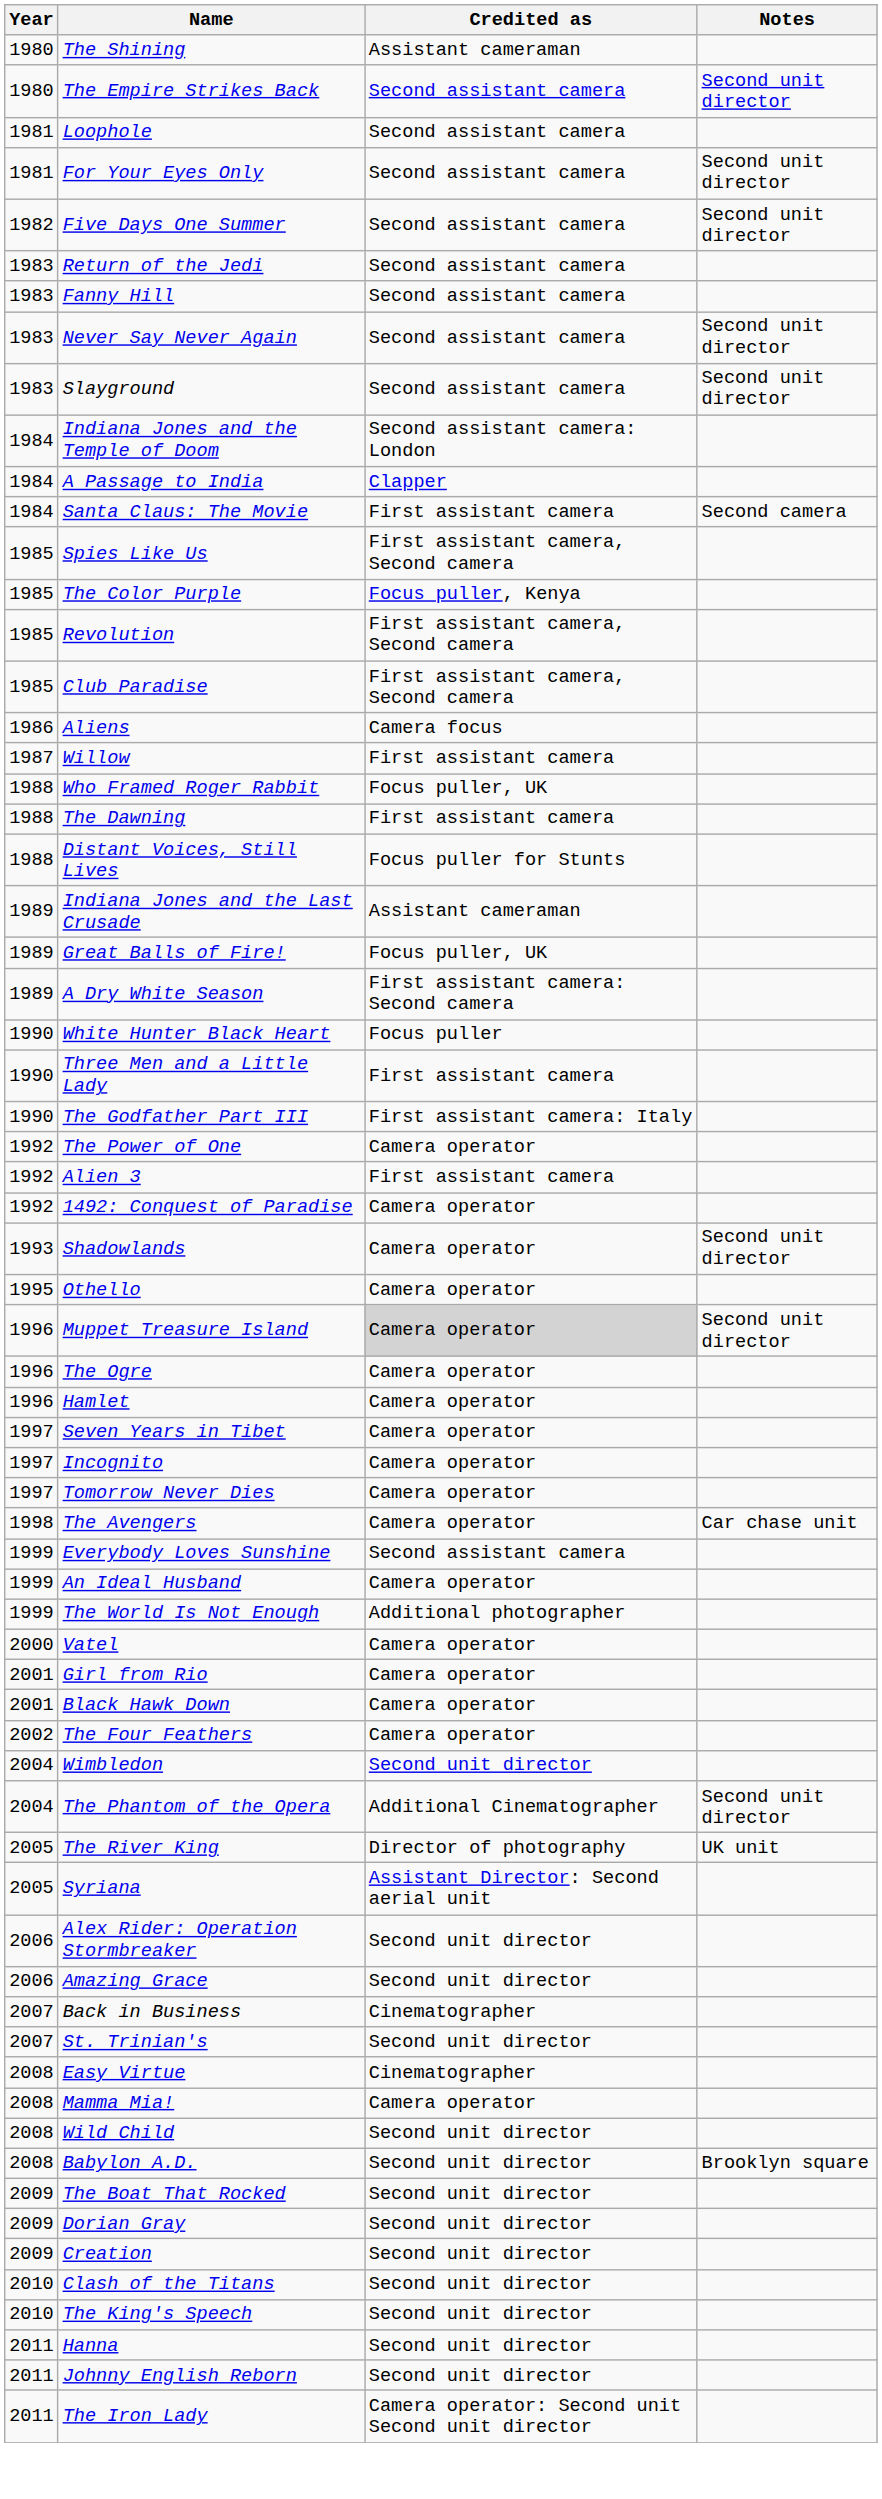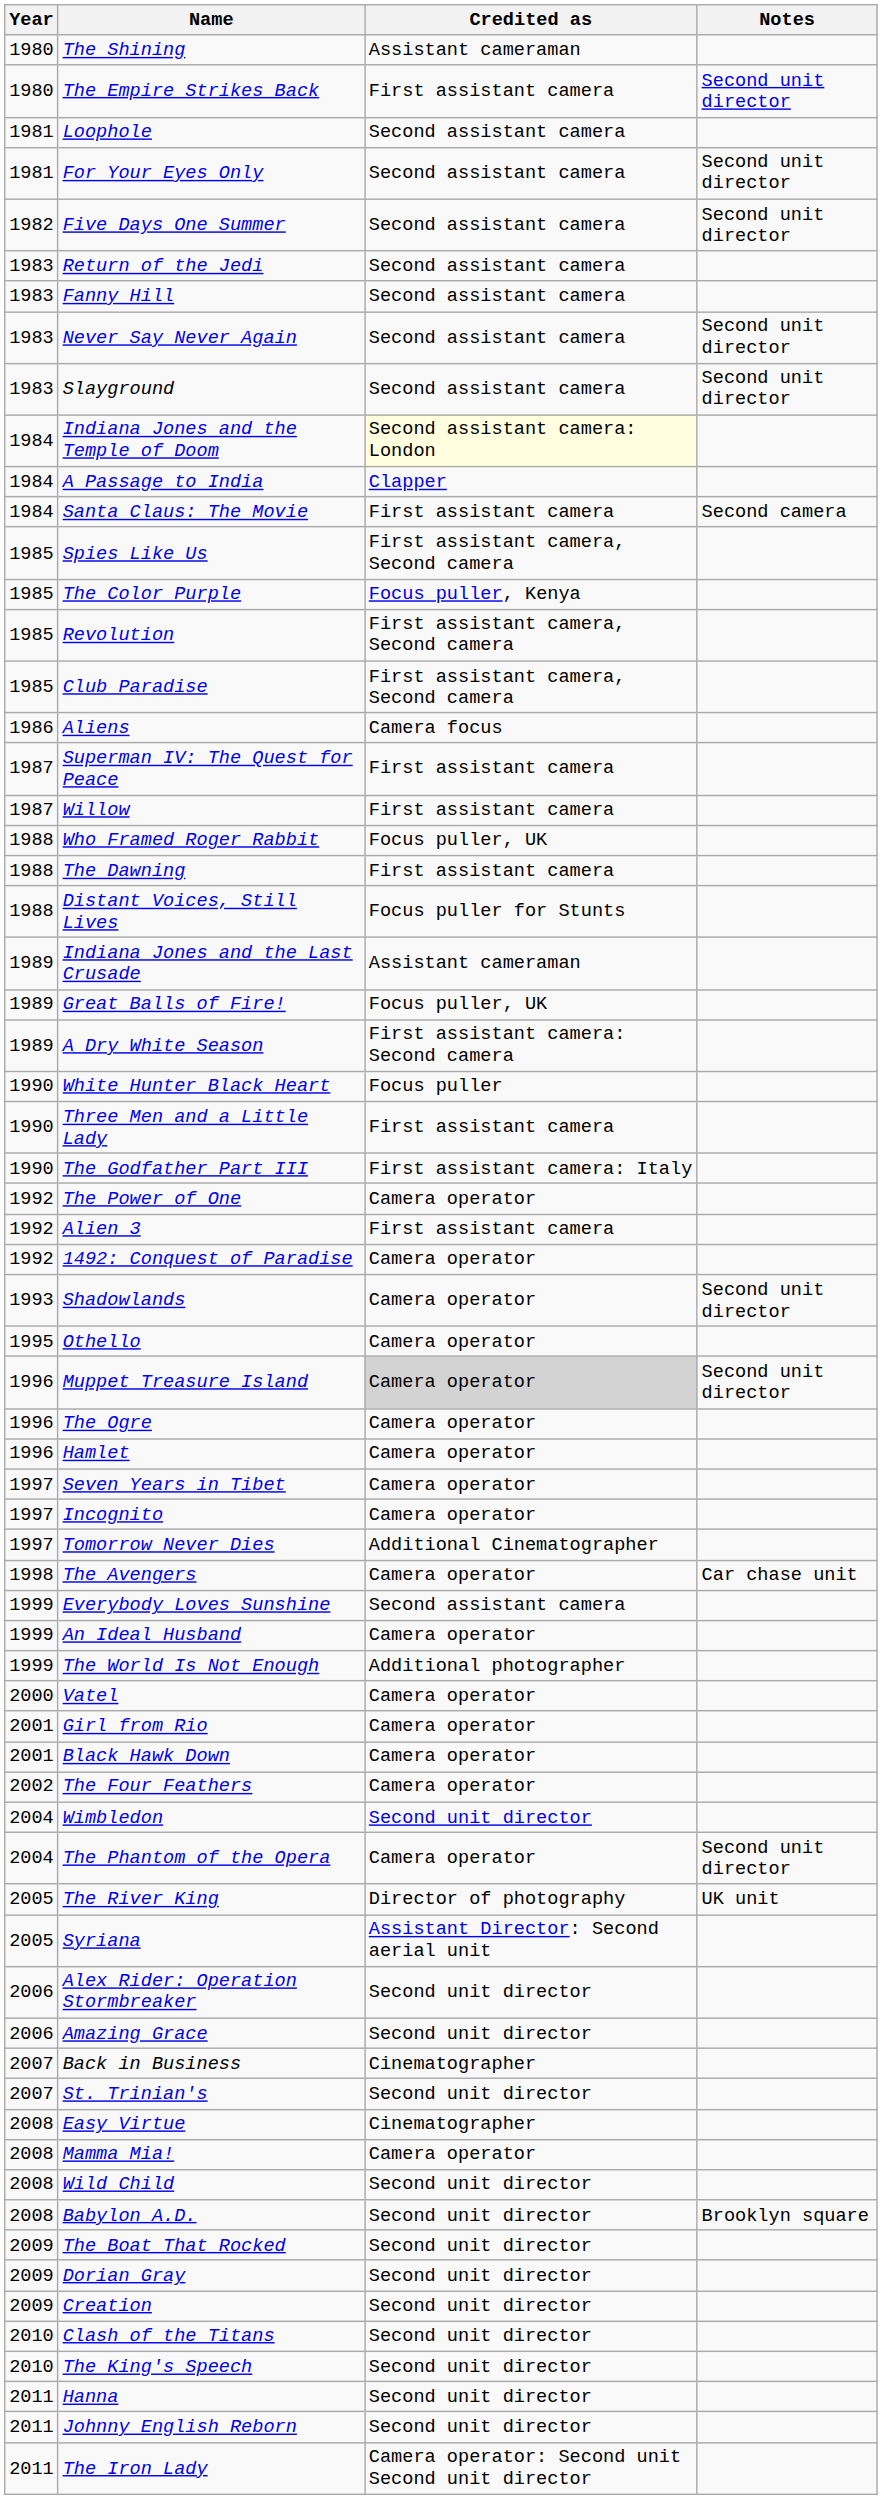(497, 91) Second assistant camera -> (492, 91) First assistant camera
(503, 441) no background -> (503, 441) lightyellow background
+ row: (208, 769)
(452, 1493) Camera operator -> (514, 1545) Additional Cinematographer
(514, 1807) Additional Cinematographer -> (452, 1858) Camera operator
